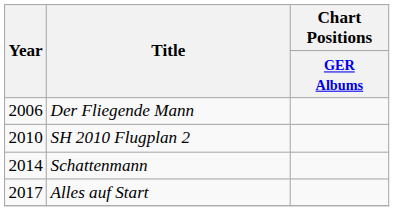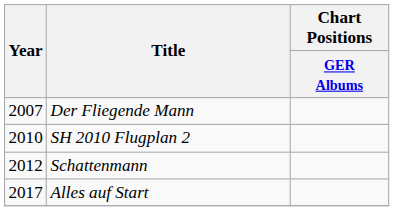(26, 110) 2006 -> (26, 110) 2007
(26, 165) 2014 -> (26, 165) 2012
